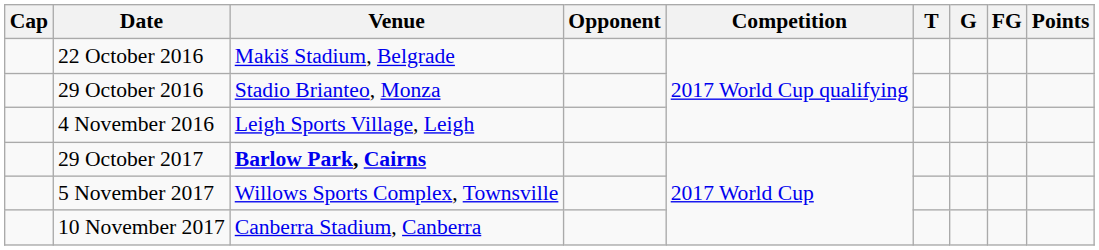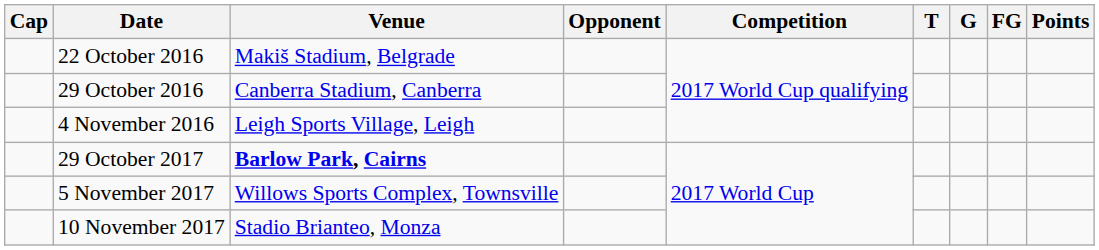(338, 90) Stadio Brianteo, Monza -> (358, 90) Canberra Stadium, Canberra
(358, 227) Canberra Stadium, Canberra -> (338, 227) Stadio Brianteo, Monza
